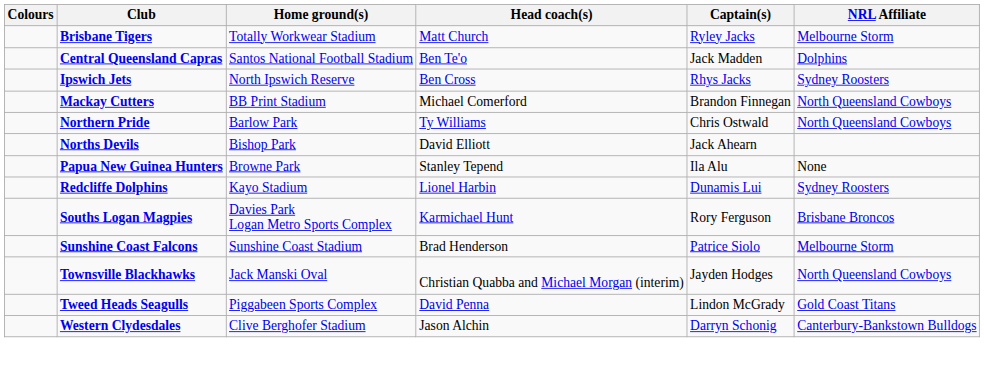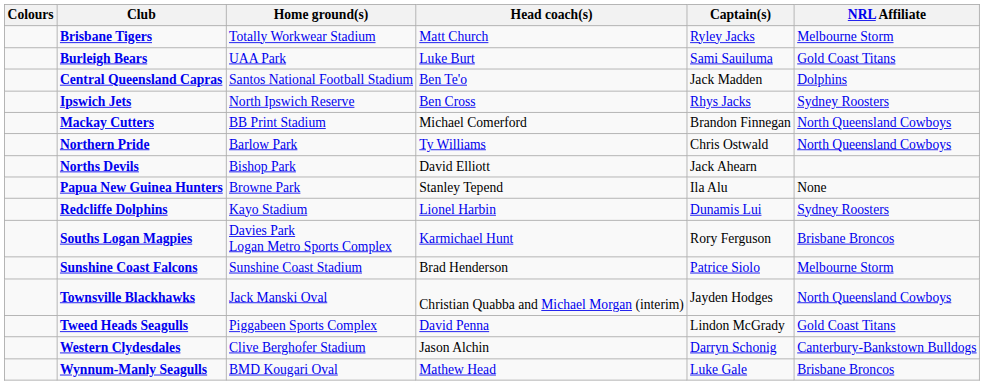+ row: (104, 58)
+ row: (134, 369)
